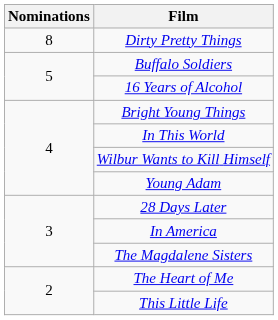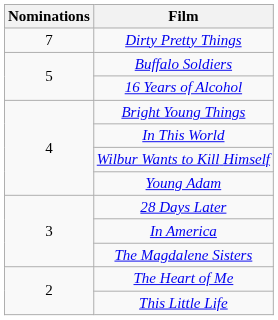(49, 40) 8 -> (49, 40) 7
